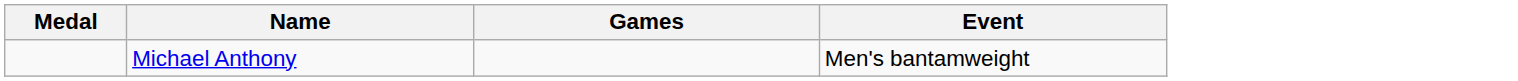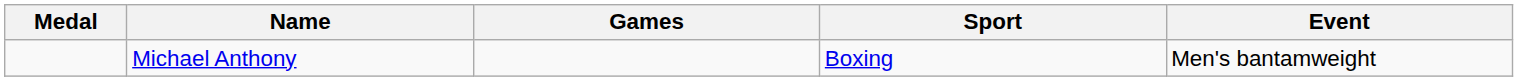+ column: (993, 22)
